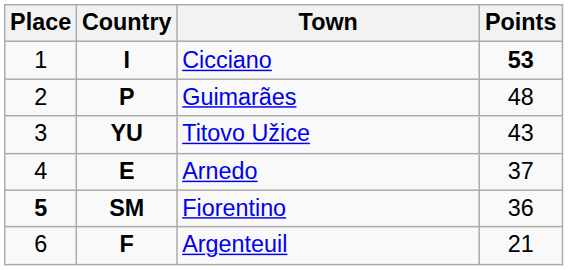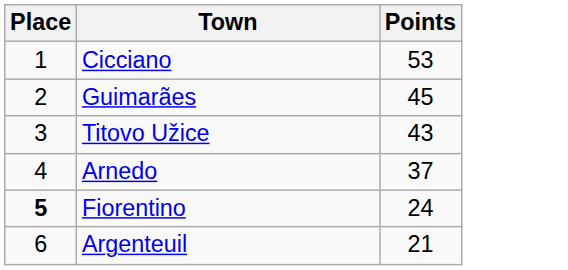- column: (127, 23)
(521, 60) bold -> (420, 60) normal
(521, 97) 48 -> (420, 97) 45
(521, 208) 36 -> (420, 208) 24
